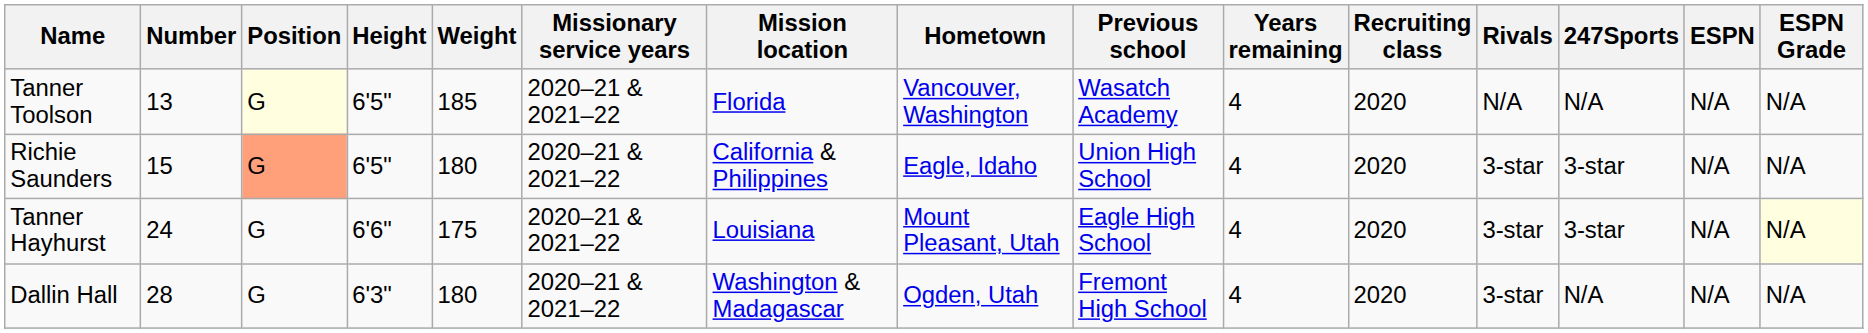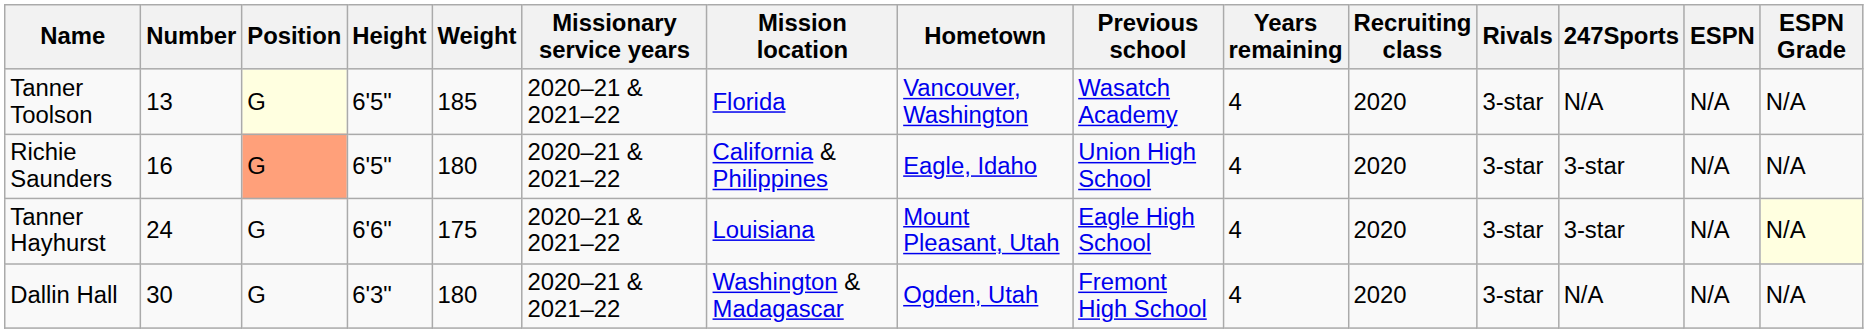(1502, 101) N/A -> (1513, 101) 3-star
(159, 166) 15 -> (159, 166) 16
(159, 295) 28 -> (159, 295) 30
